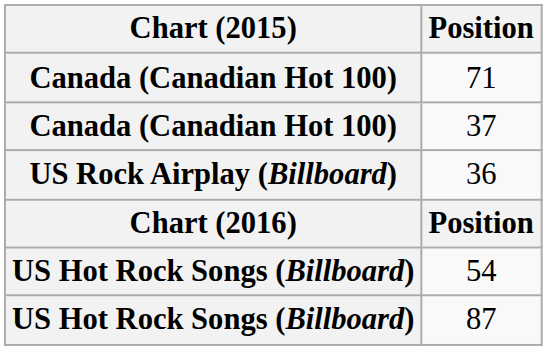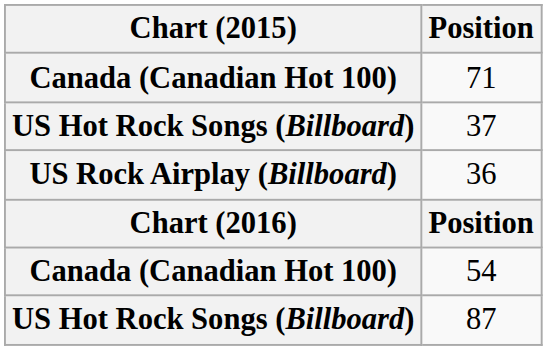(213, 125) Canada (Canadian Hot 100) -> (213, 125) US Hot Rock Songs (Billboard)
(213, 271) US Hot Rock Songs (Billboard) -> (213, 271) Canada (Canadian Hot 100)
